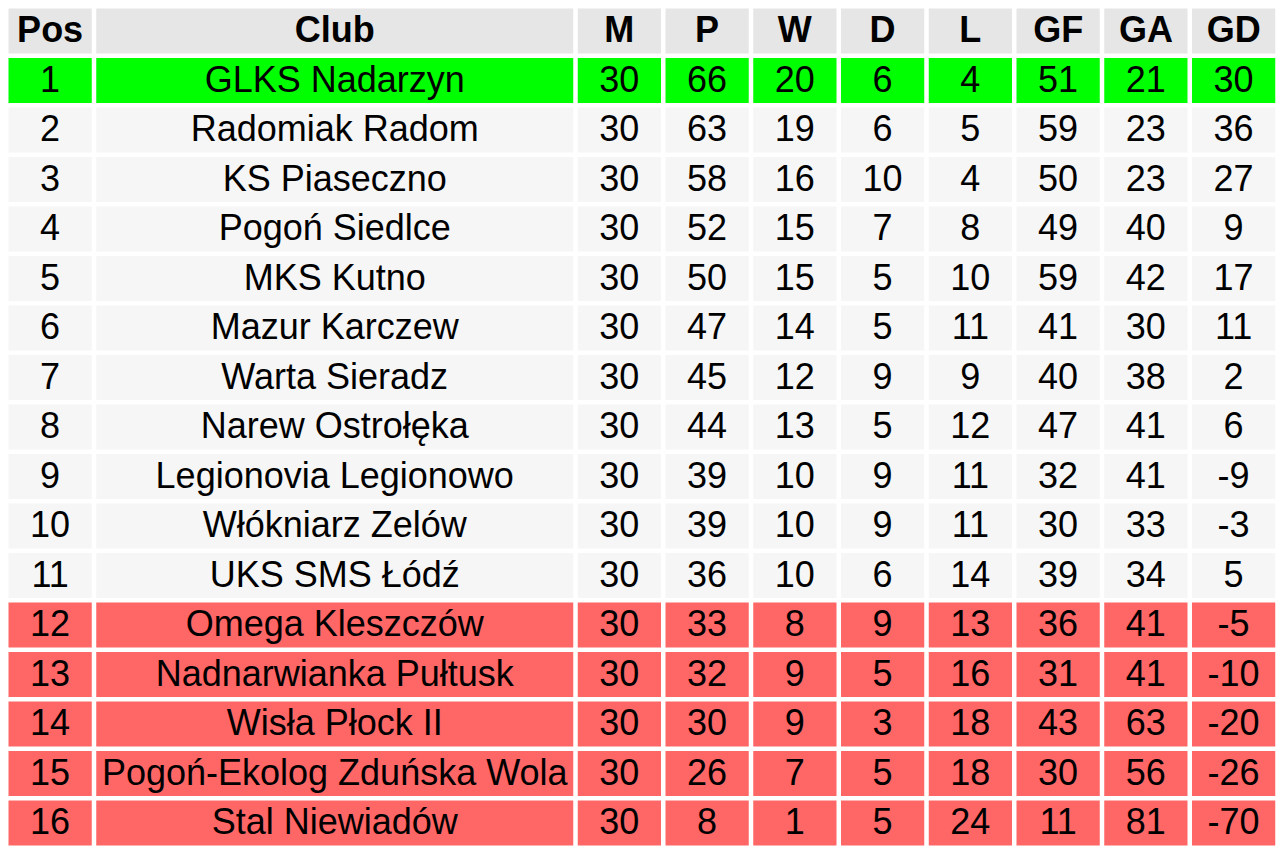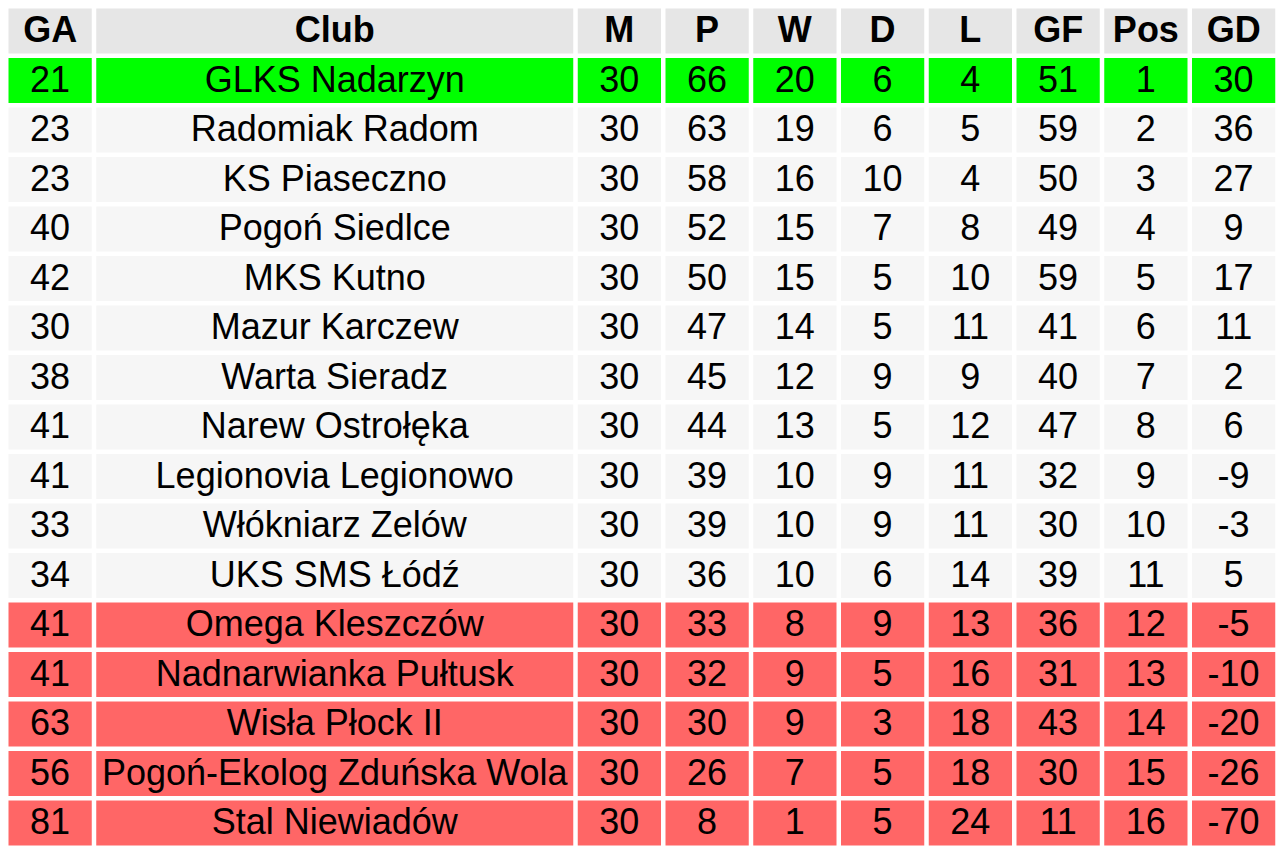columns swapped: (50, 30) <-> (1146, 30)
